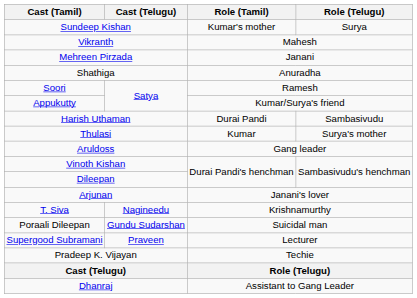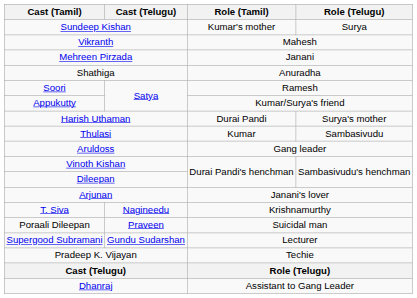(354, 118) Sambasivudu -> (354, 118) Surya's mother
(354, 133) Surya's mother -> (354, 133) Sambasivudu
(146, 225) Gundu Sudarshan -> (146, 225) Praveen
(146, 240) Praveen -> (146, 240) Gundu Sudarshan
